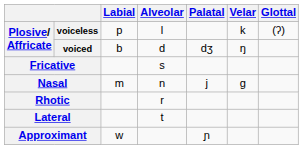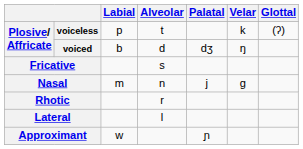(162, 30) l -> (162, 30) t
(162, 118) t -> (162, 118) l
